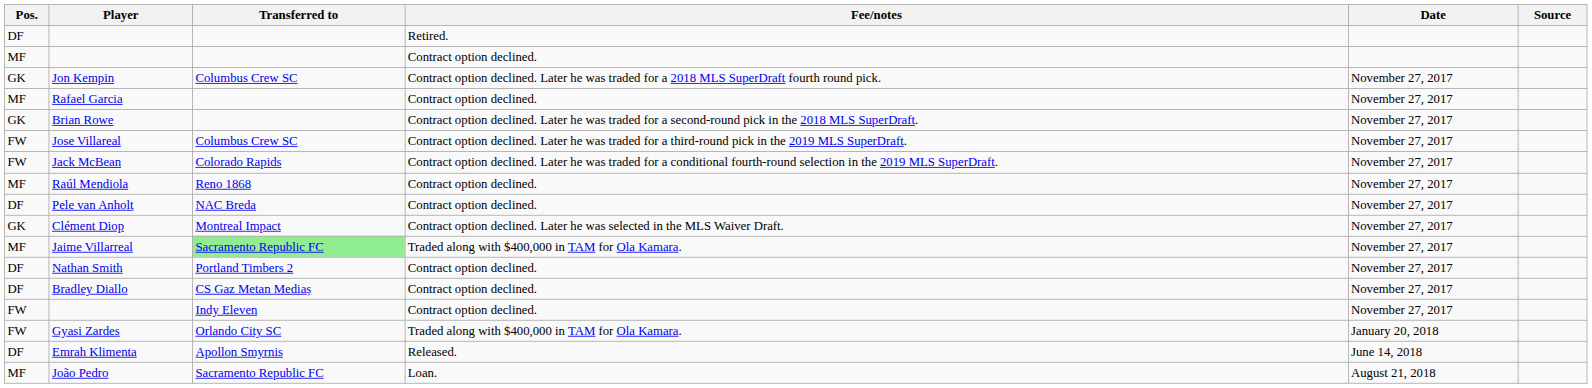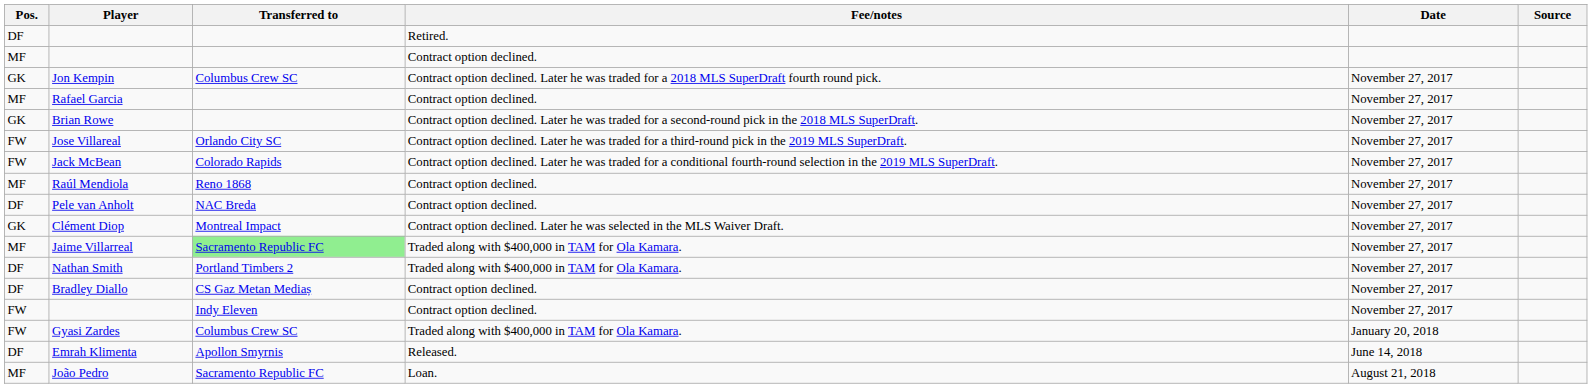(246, 141) Columbus Crew SC -> (238, 141) Orlando City SC
(472, 267) Contract option declined. -> (545, 267) Traded along with $400,000 in TAM for Ola Kamara.
(238, 331) Orlando City SC -> (246, 331) Columbus Crew SC
